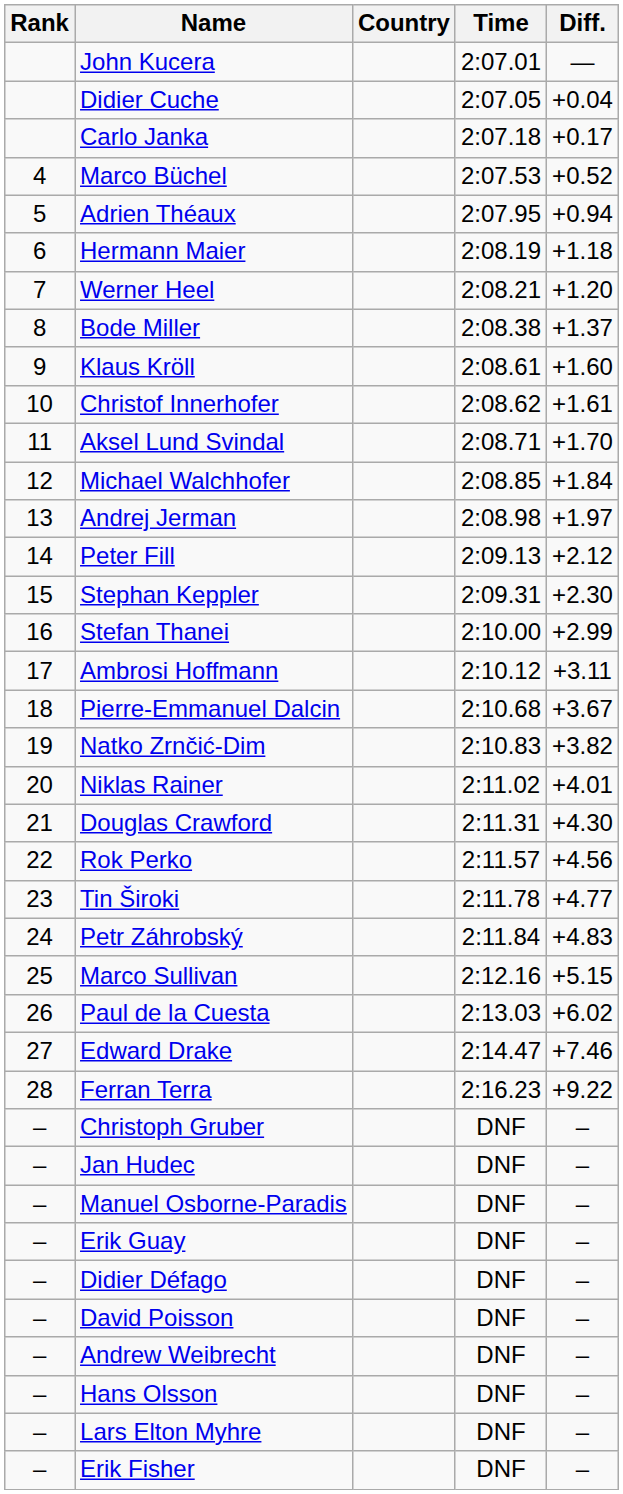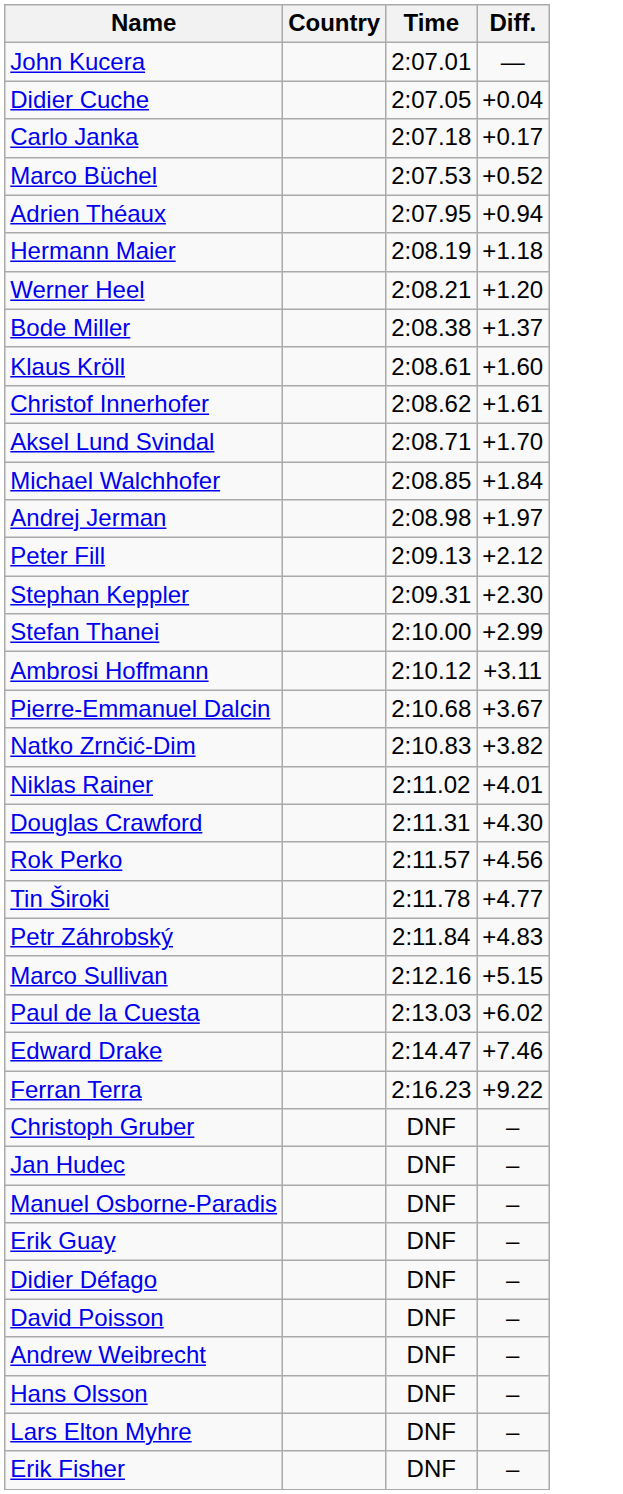- column: (40, 23)
